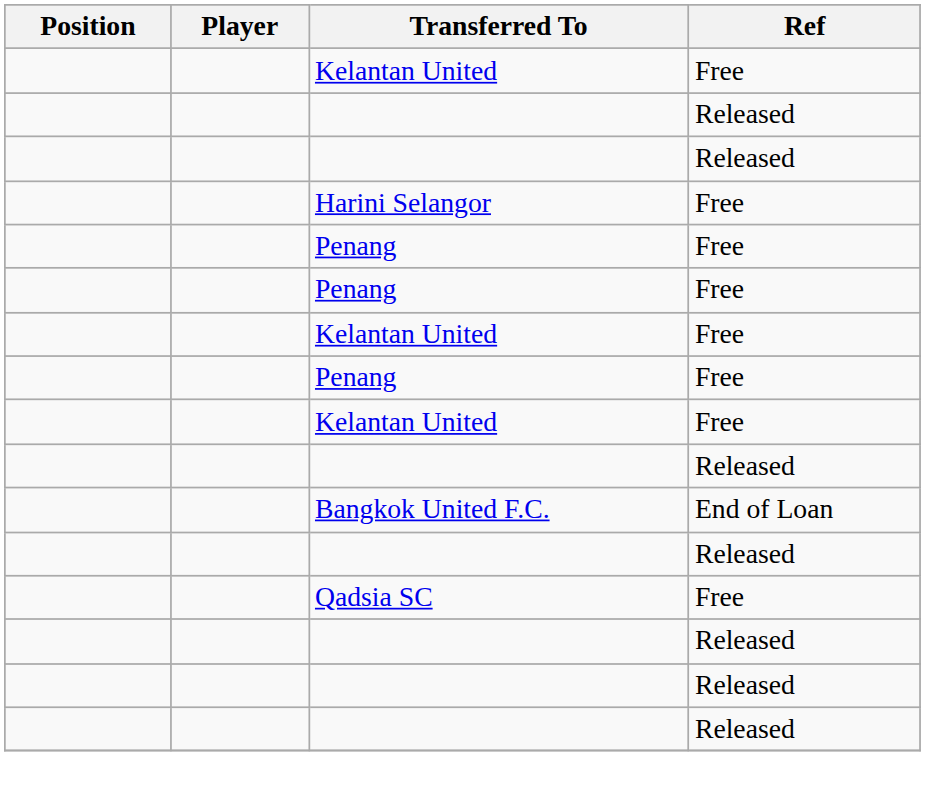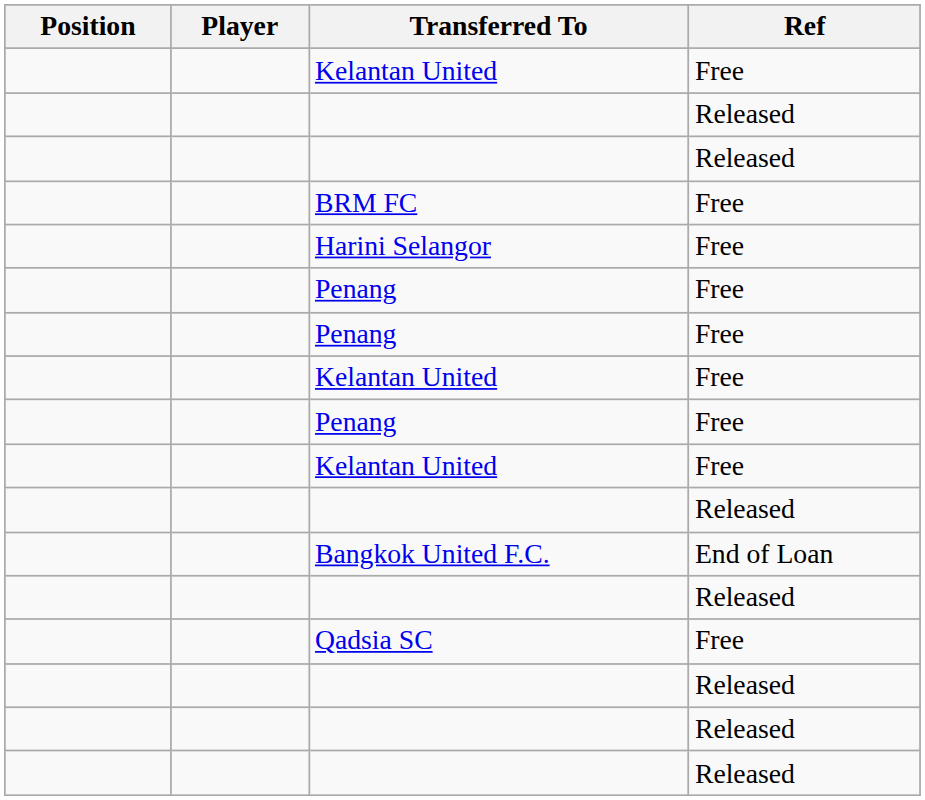+ row: (366, 202)
